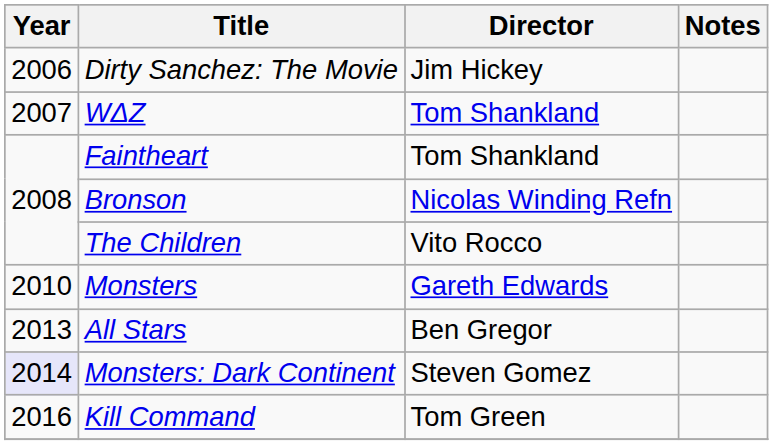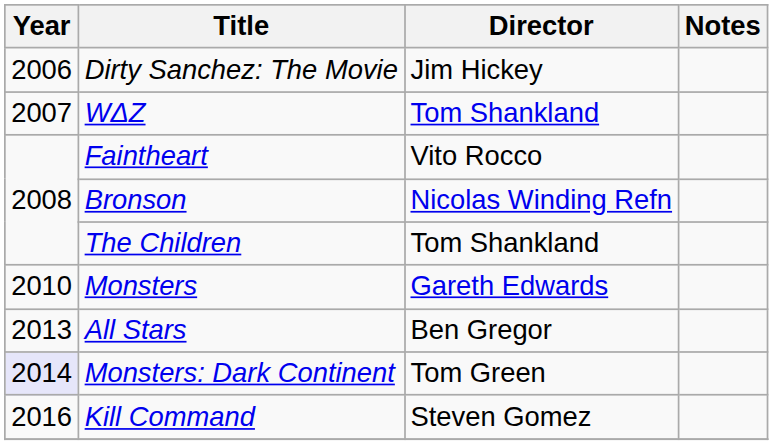(505, 156) Tom Shankland -> (476, 156) Vito Rocco
(476, 243) Vito Rocco -> (505, 243) Tom Shankland
(501, 373) Steven Gomez -> (478, 373) Tom Green
(478, 416) Tom Green -> (501, 416) Steven Gomez
